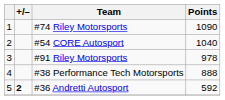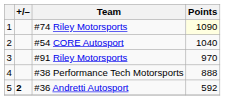(207, 27) no background -> (207, 27) lightyellow background
(209, 58) 978 -> (209, 58) 970
